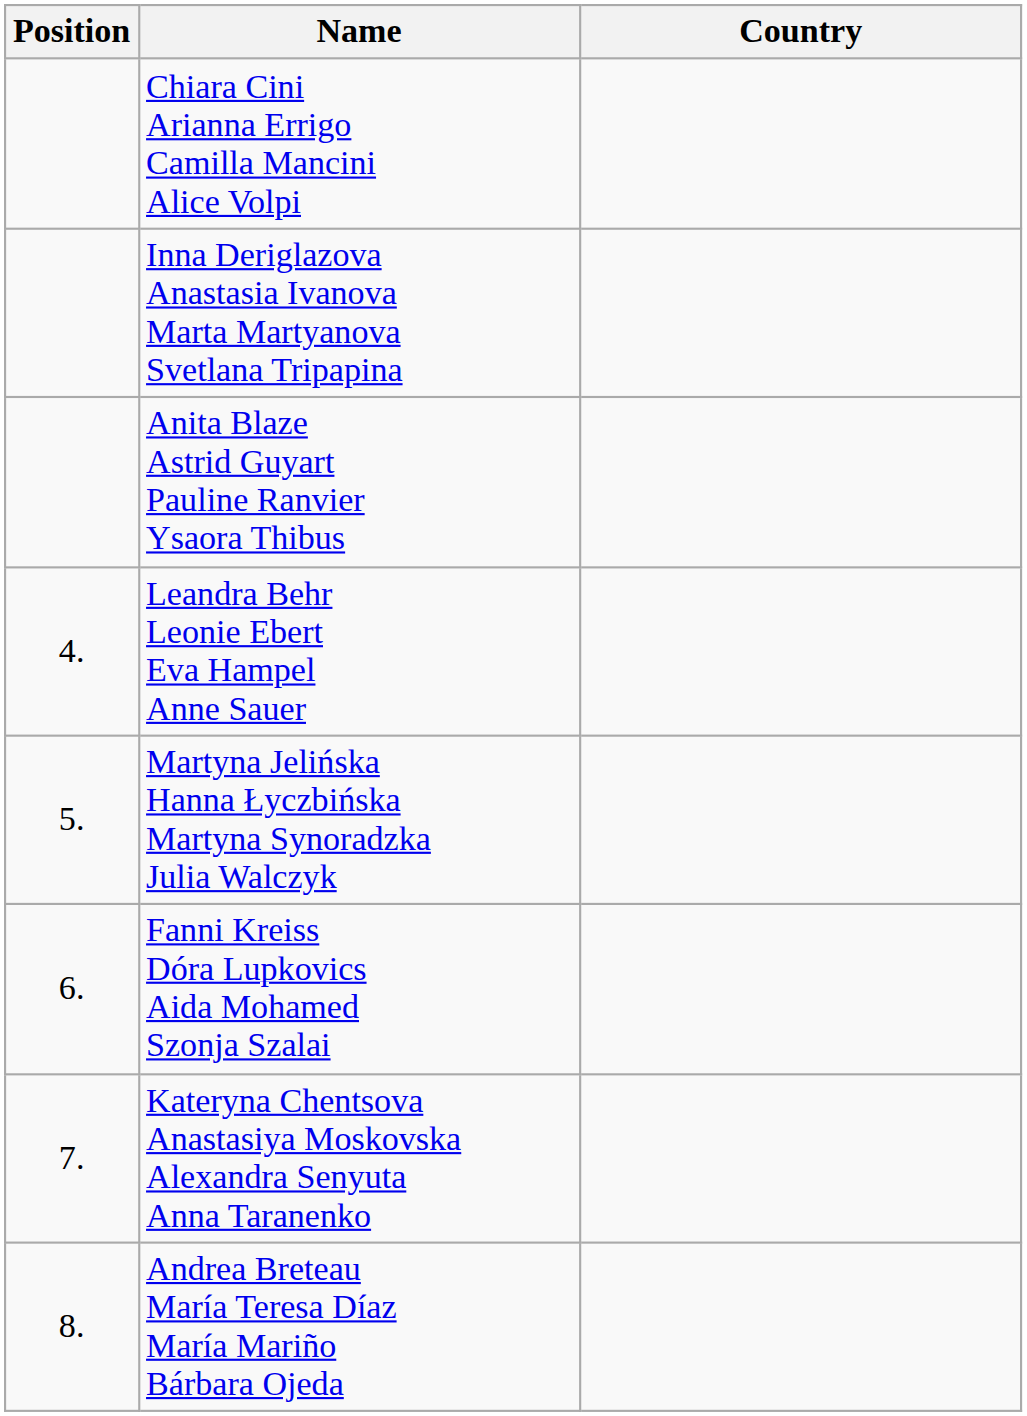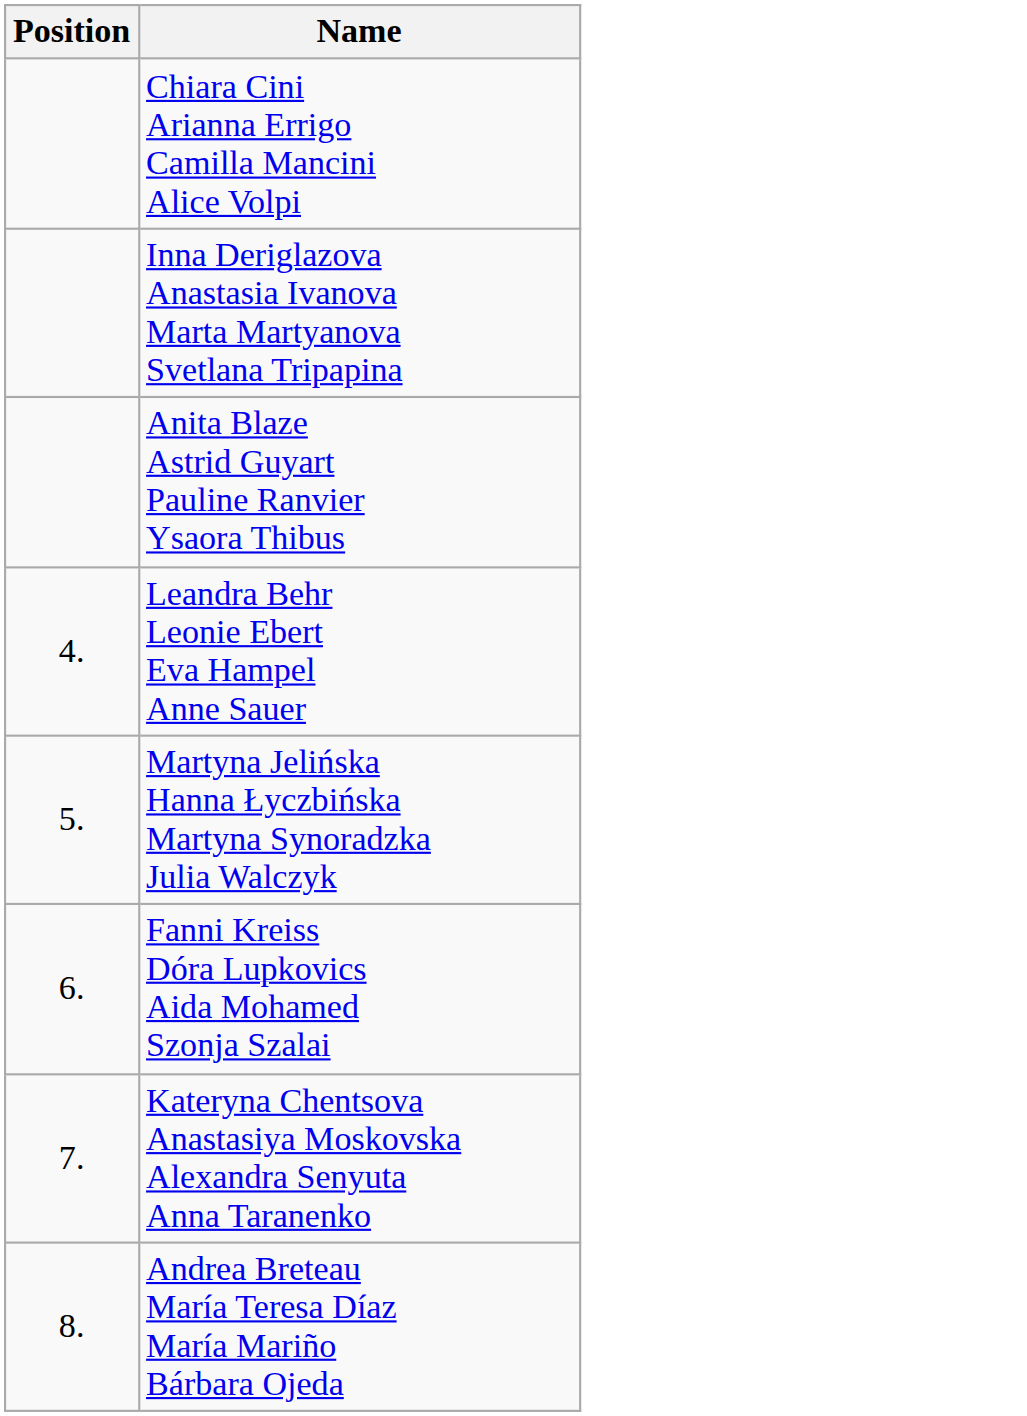- column: (801, 31)
